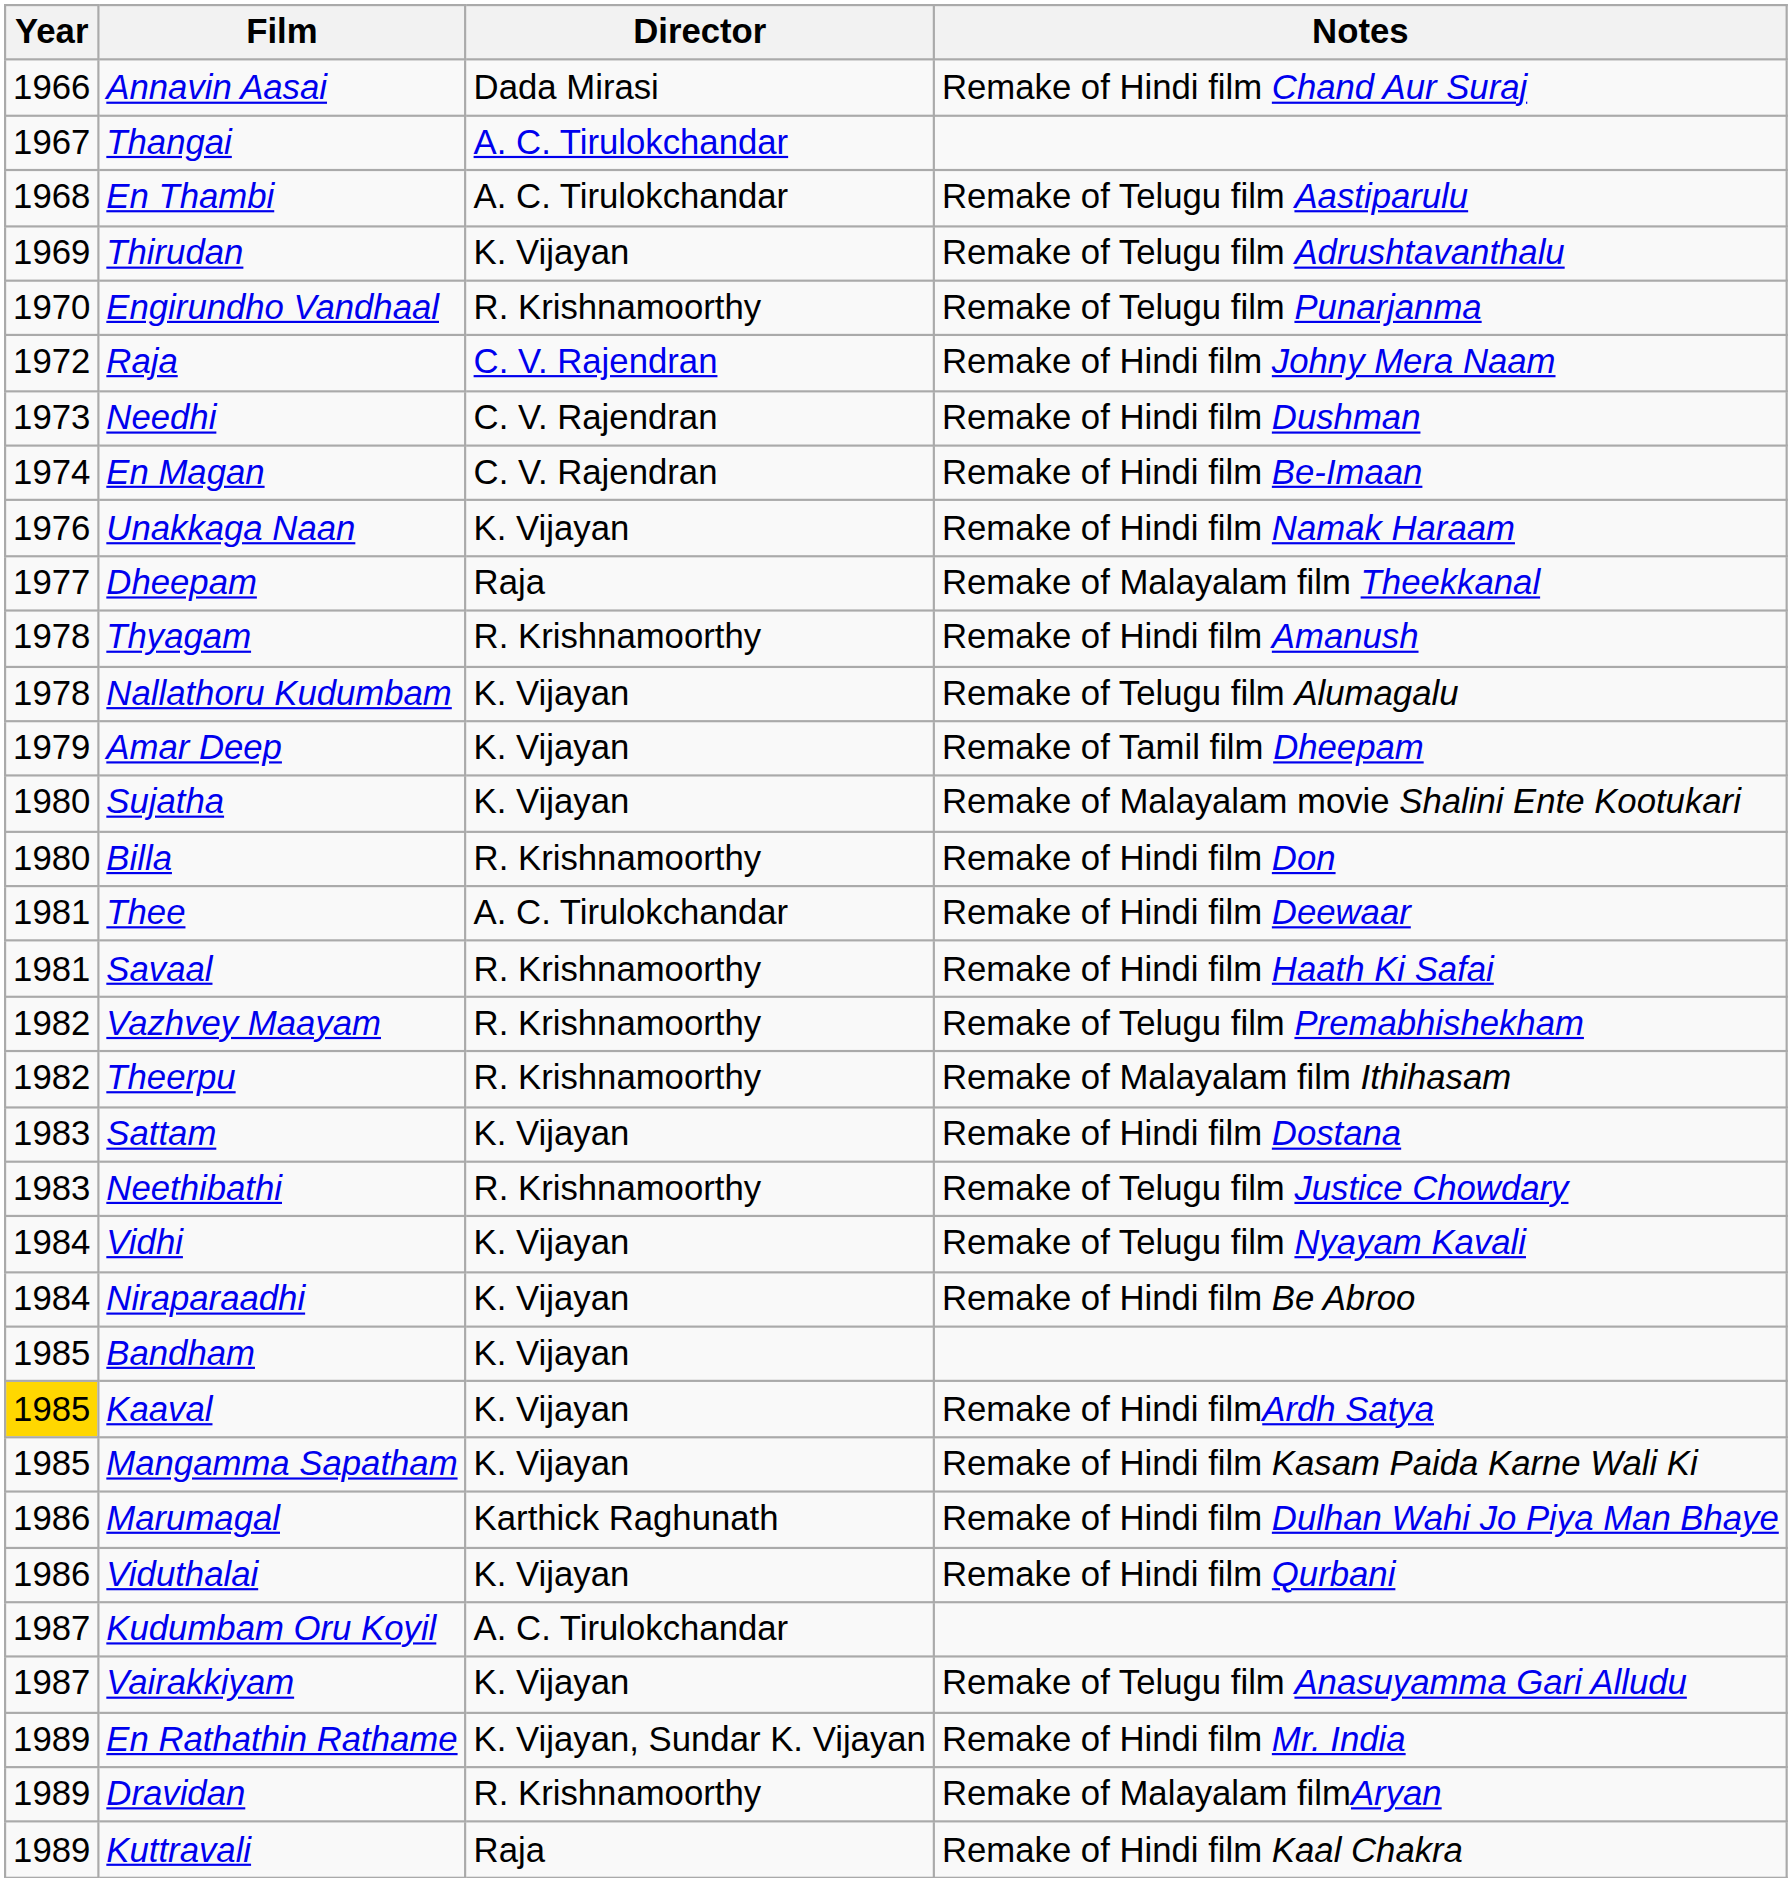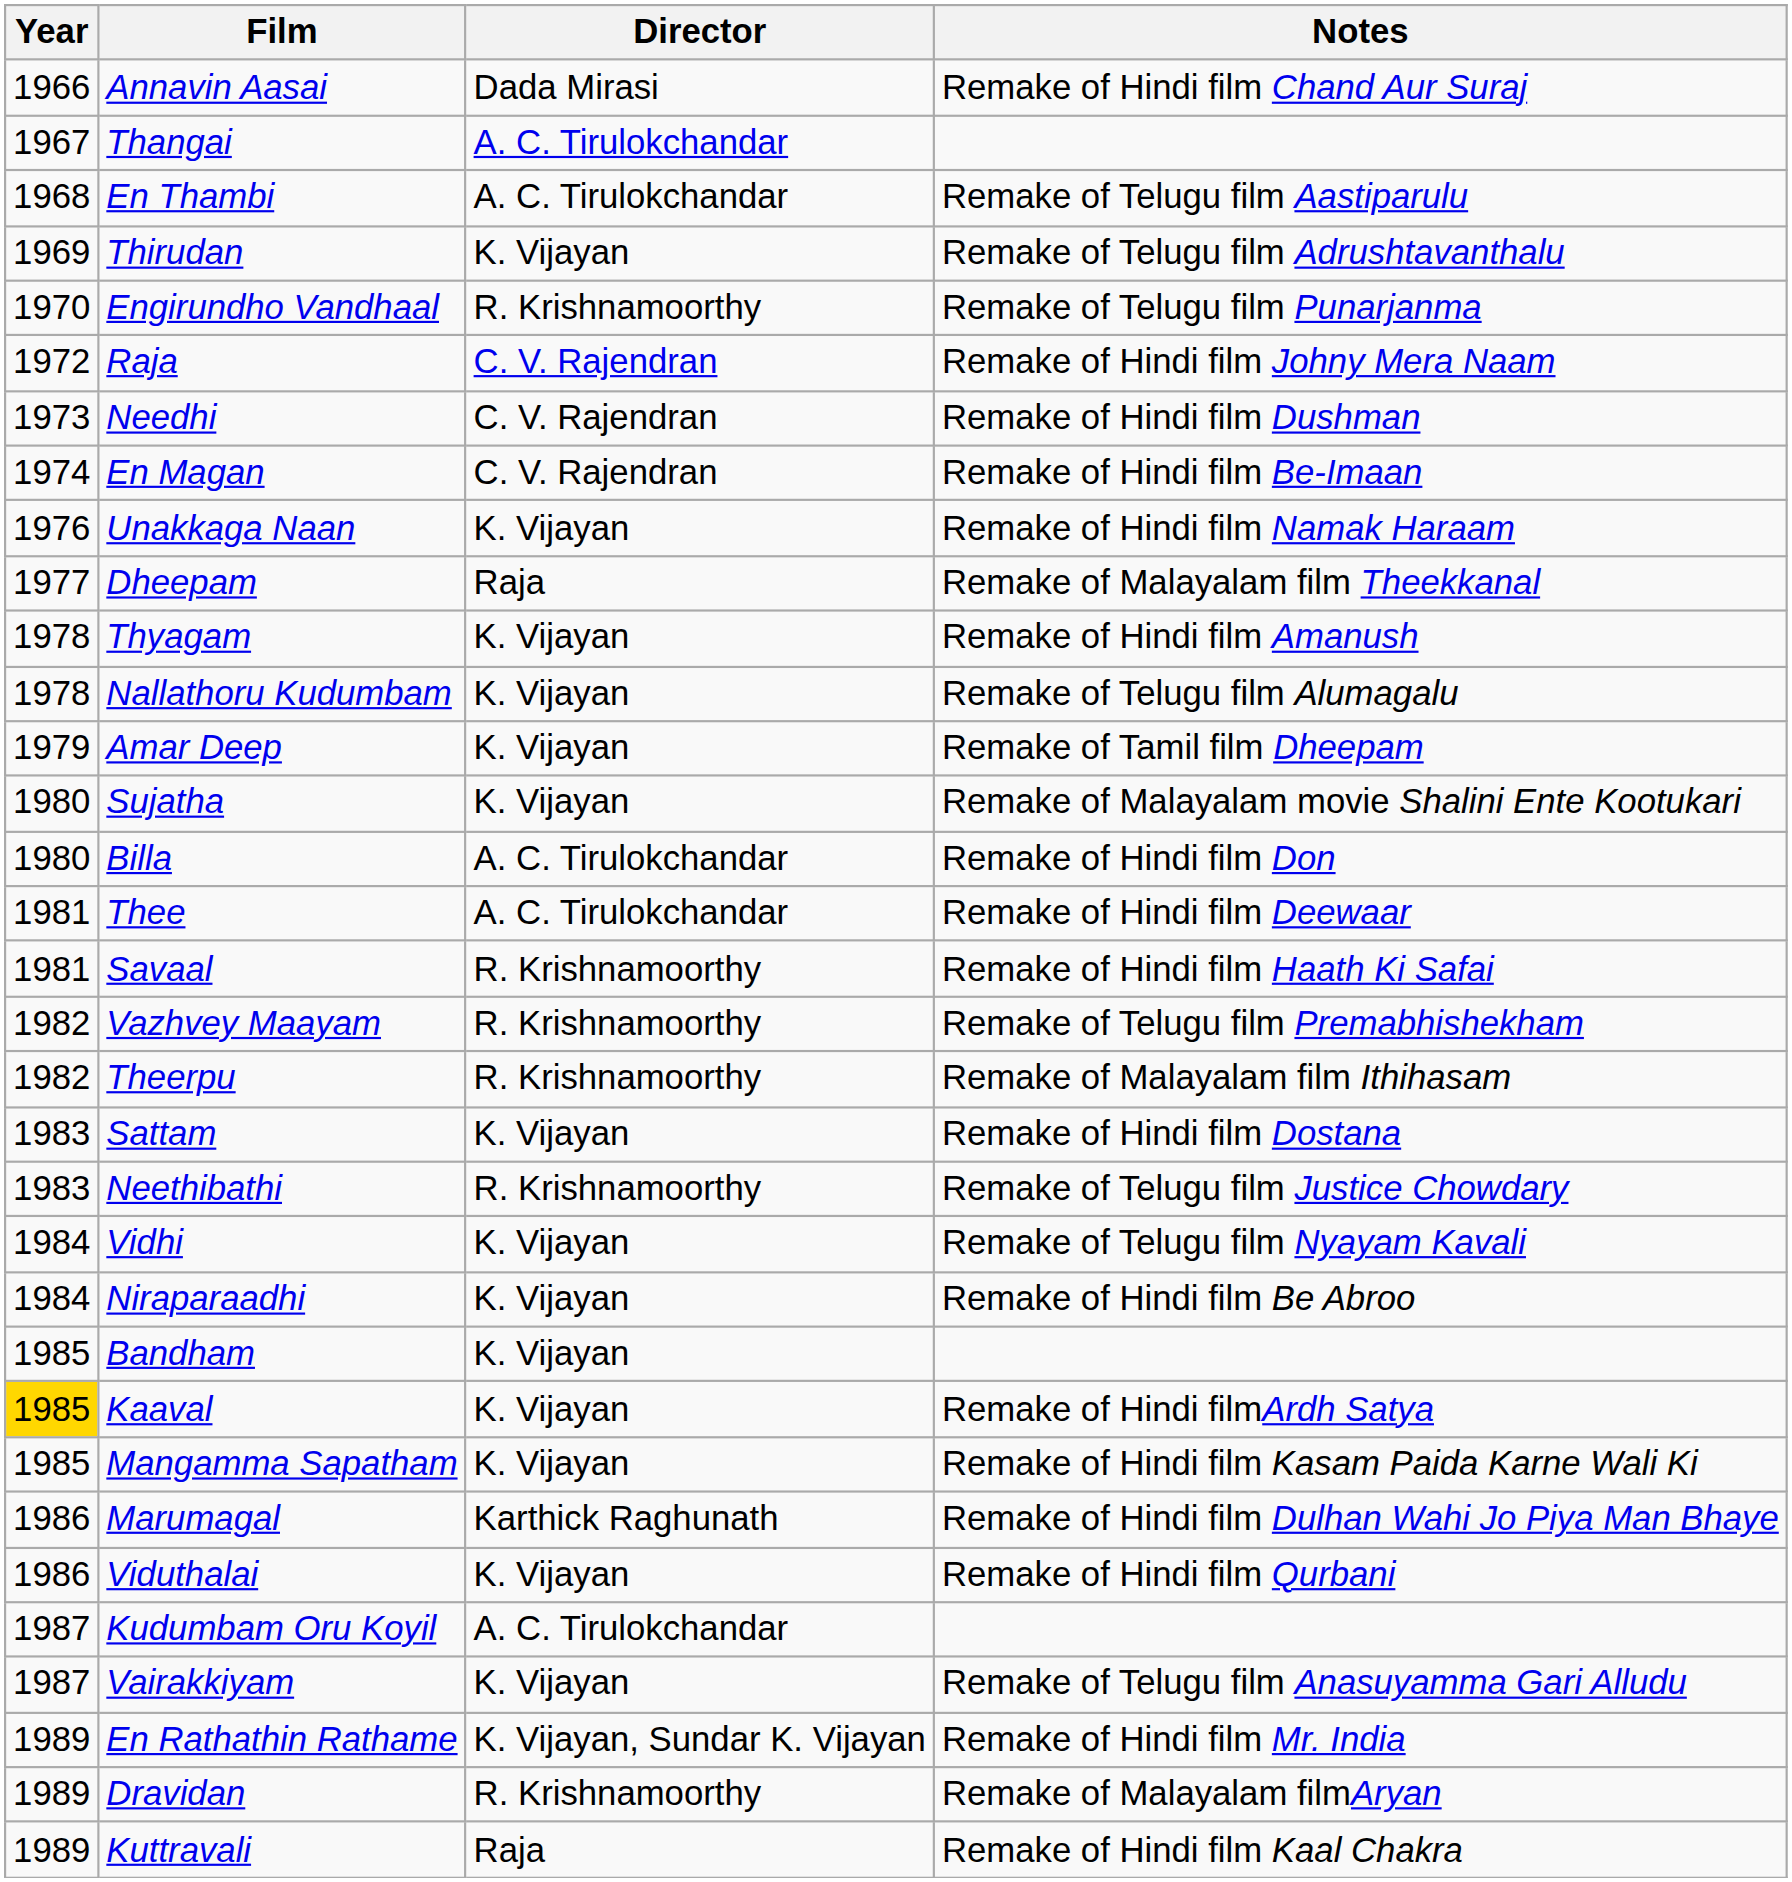(617, 637) R. Krishnamoorthy -> (551, 637) K. Vijayan
(617, 857) R. Krishnamoorthy -> (631, 857) A. C. Tirulokchandar
